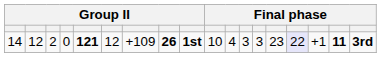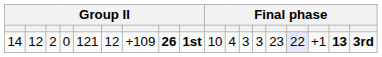(87, 42) bold -> (87, 42) normal
(339, 42) 11 -> (340, 42) 13
